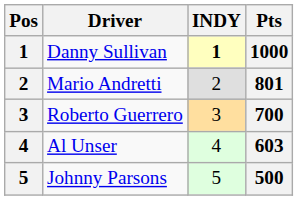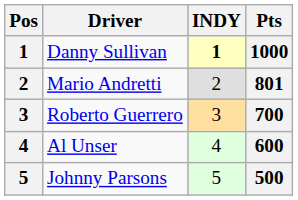(269, 146) 603 -> (269, 146) 600
